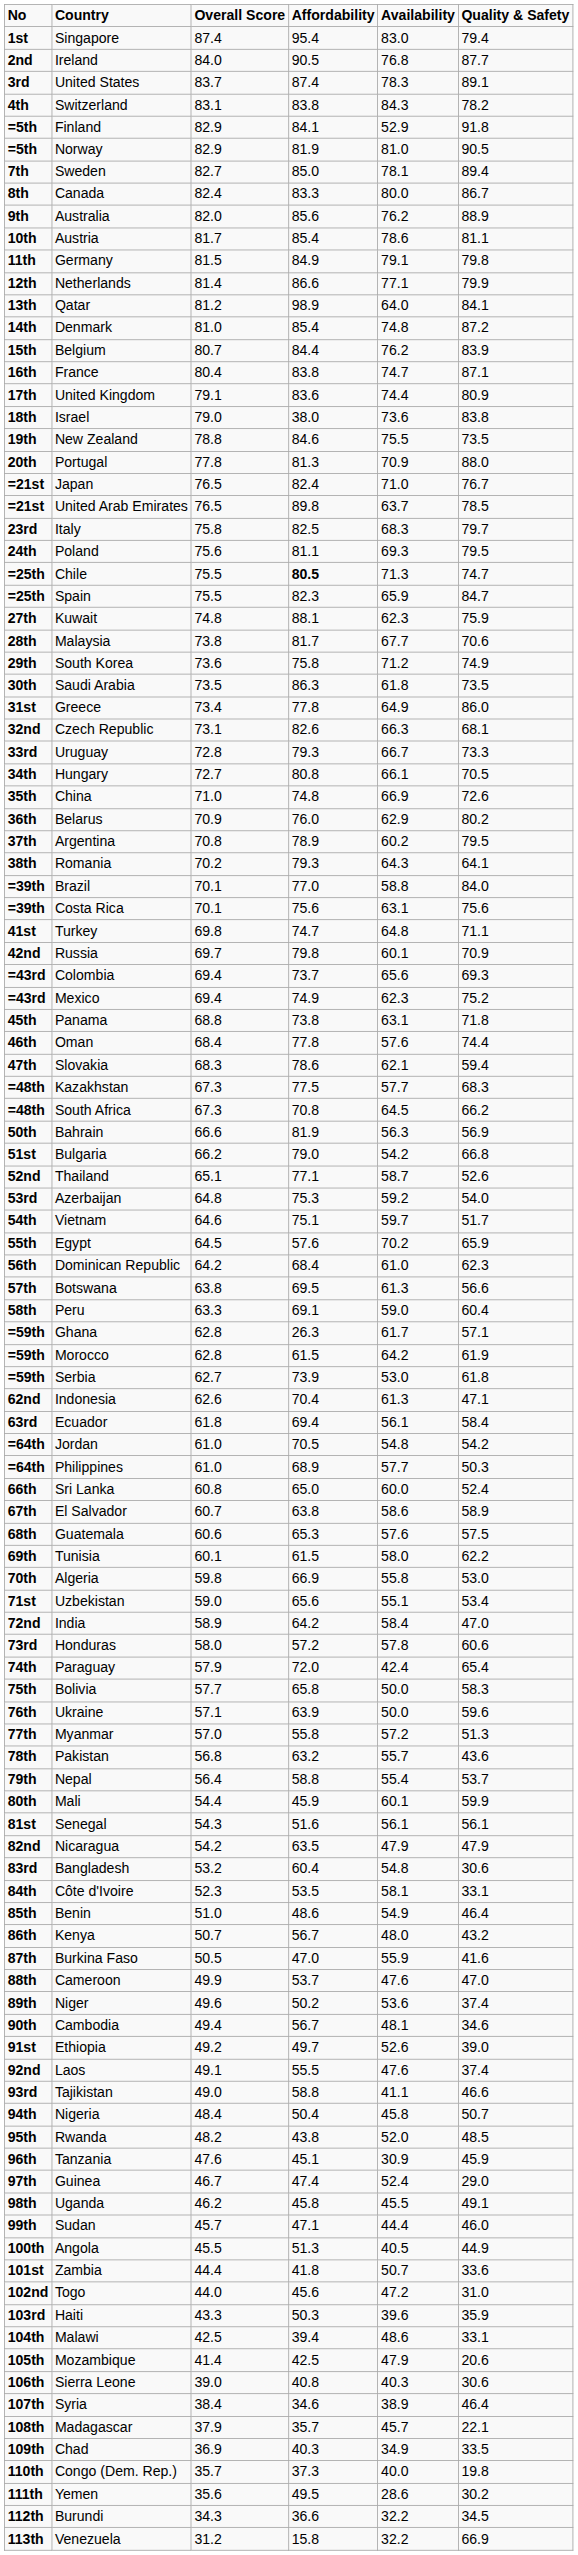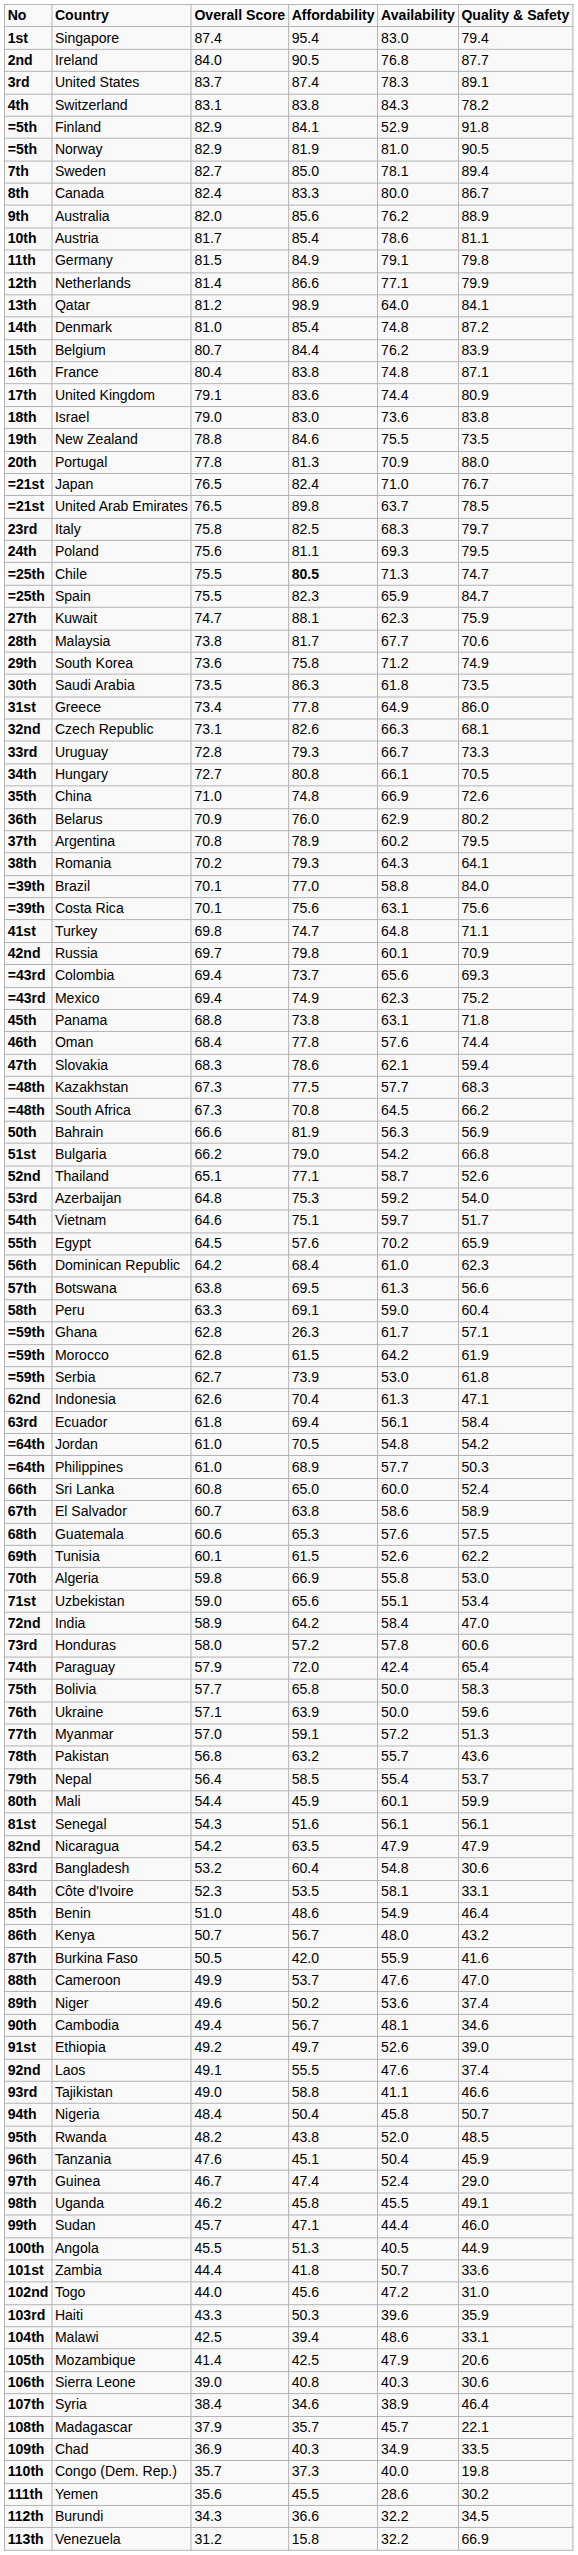(395, 372) 74.7 -> (395, 372) 74.8
(305, 417) 38.0 -> (305, 417) 83.0
(208, 618) 74.8 -> (208, 618) 74.7
(395, 1556) 58.0 -> (395, 1556) 52.6
(305, 1735) 55.8 -> (305, 1735) 59.1
(305, 1779) 58.8 -> (305, 1779) 58.5
(305, 1958) 47.0 -> (305, 1958) 42.0
(395, 2159) 30.9 -> (395, 2159) 50.4
(305, 2494) 49.5 -> (305, 2494) 45.5
